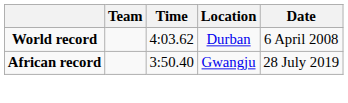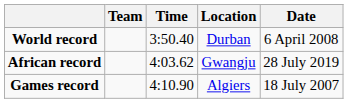(172, 39) 4:03.62 -> (172, 39) 3:50.40
(172, 62) 3:50.40 -> (172, 62) 4:03.62
+ row: (55, 86)
